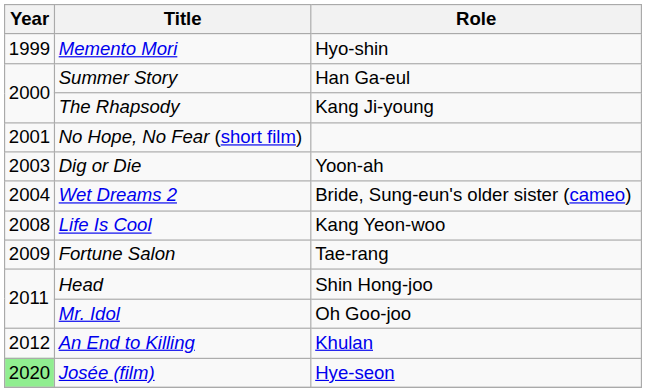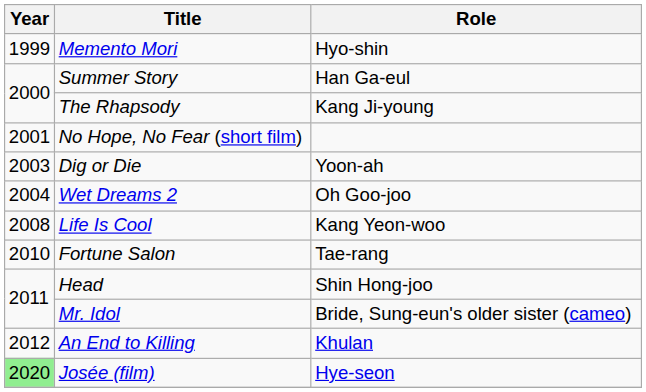(473, 195) Bride, Sung-eun's older sister (cameo) -> (363, 195) Oh Goo-joo
(30, 254) 2009 -> (30, 254) 2010
(363, 313) Oh Goo-joo -> (473, 313) Bride, Sung-eun's older sister (cameo)
